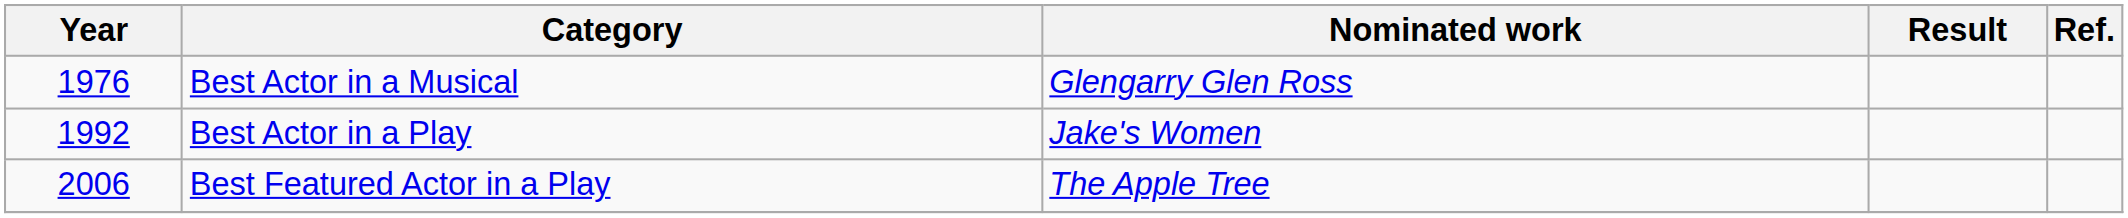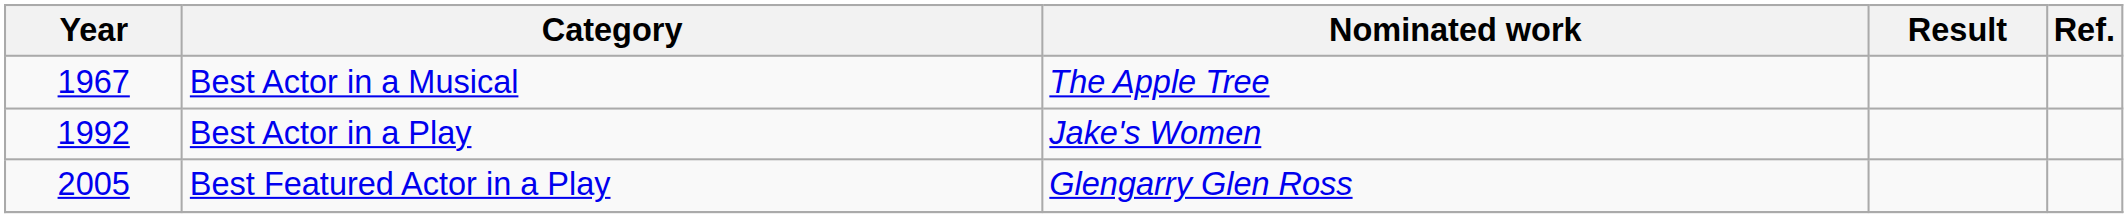(94, 81) 1976 -> (94, 81) 1967
(1201, 81) Glengarry Glen Ross -> (1159, 81) The Apple Tree
(94, 184) 2006 -> (94, 184) 2005
(1159, 184) The Apple Tree -> (1201, 184) Glengarry Glen Ross
